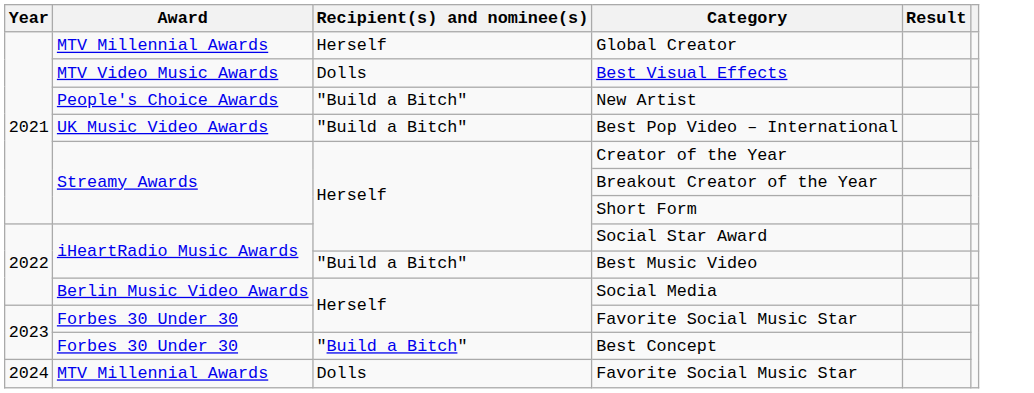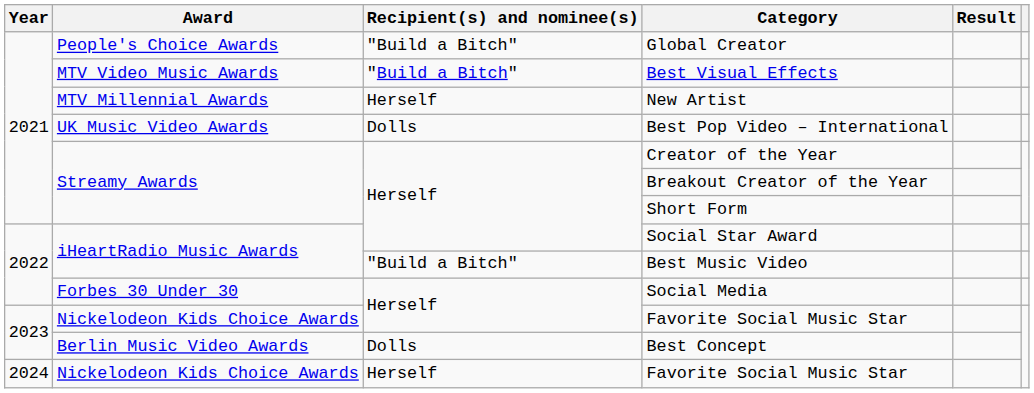(163, 46) MTV Millennial Awards -> (168, 46) People's Choice Awards
(352, 46) Herself -> (442, 46) "Build a Bitch"
(342, 73) Dolls -> (442, 73) "Build a Bitch"
(168, 100) People's Choice Awards -> (163, 100) MTV Millennial Awards
(392, 100) "Build a Bitch" -> (402, 100) Herself
(392, 128) "Build a Bitch" -> (392, 128) Dolls
(183, 292) Berlin Music Video Awards -> (147, 292) Forbes 30 Under 30
(147, 319) Forbes 30 Under 30 -> (208, 319) Nickelodeon Kids Choice Awards
(147, 346) Forbes 30 Under 30 -> (183, 346) Berlin Music Video Awards
(392, 346) "Build a Bitch" -> (392, 346) Dolls
(163, 374) MTV Millennial Awards -> (208, 374) Nickelodeon Kids Choice Awards
(342, 374) Dolls -> (402, 374) Herself
